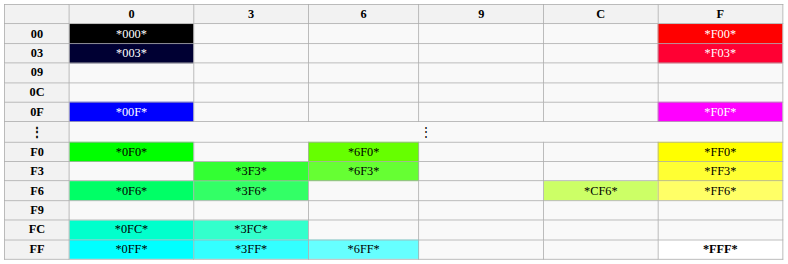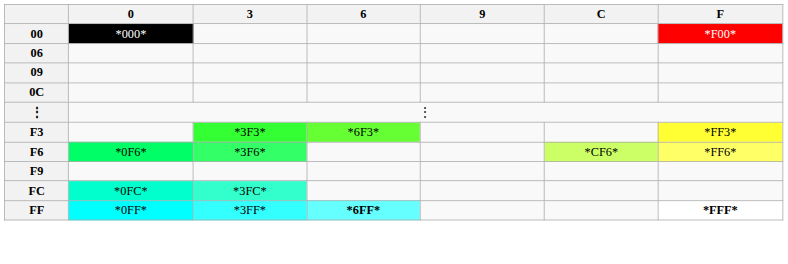- row: (37, 53)
+ row: (37, 53)
- row: (37, 111)
- row: (37, 151)
(364, 249) normal -> (363, 210) bold
